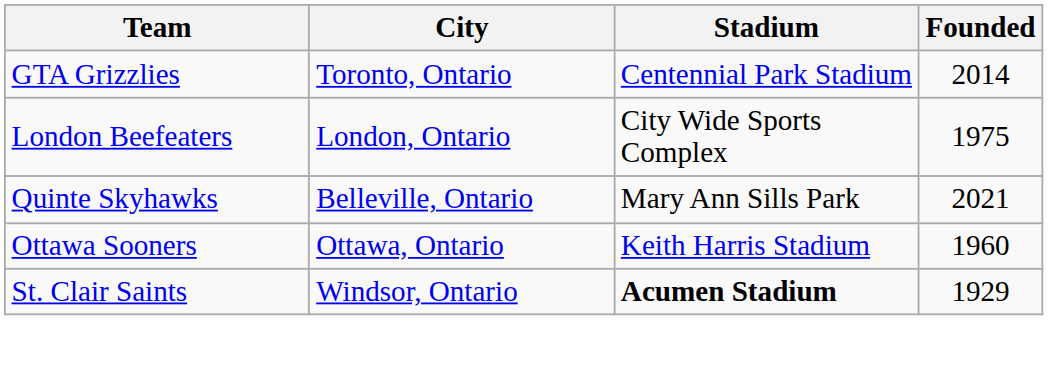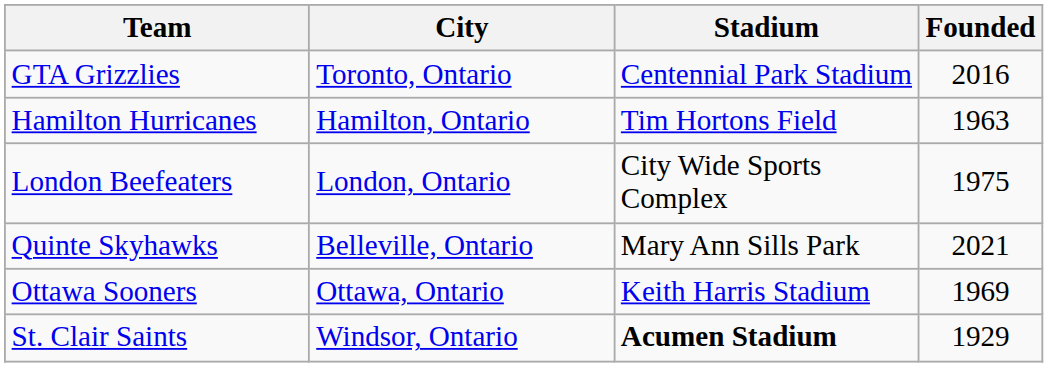(981, 73) 2014 -> (981, 73) 2016
+ row: (134, 119)
(981, 245) 1960 -> (981, 291) 1969
